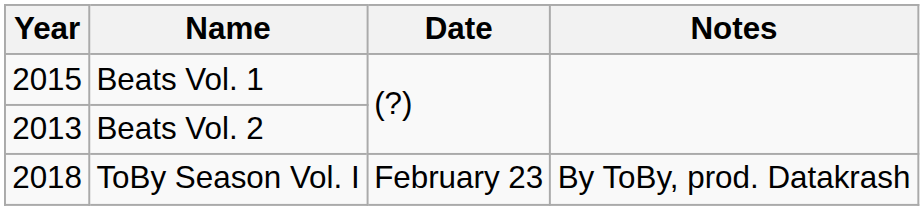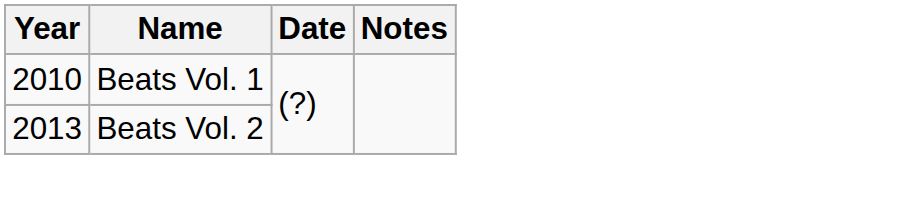(47, 79) 2015 -> (47, 79) 2010
- row: (228, 178)
